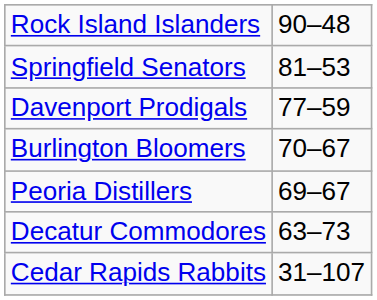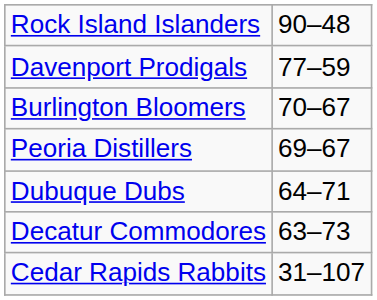- row: (128, 66)
+ row: (98, 190)
